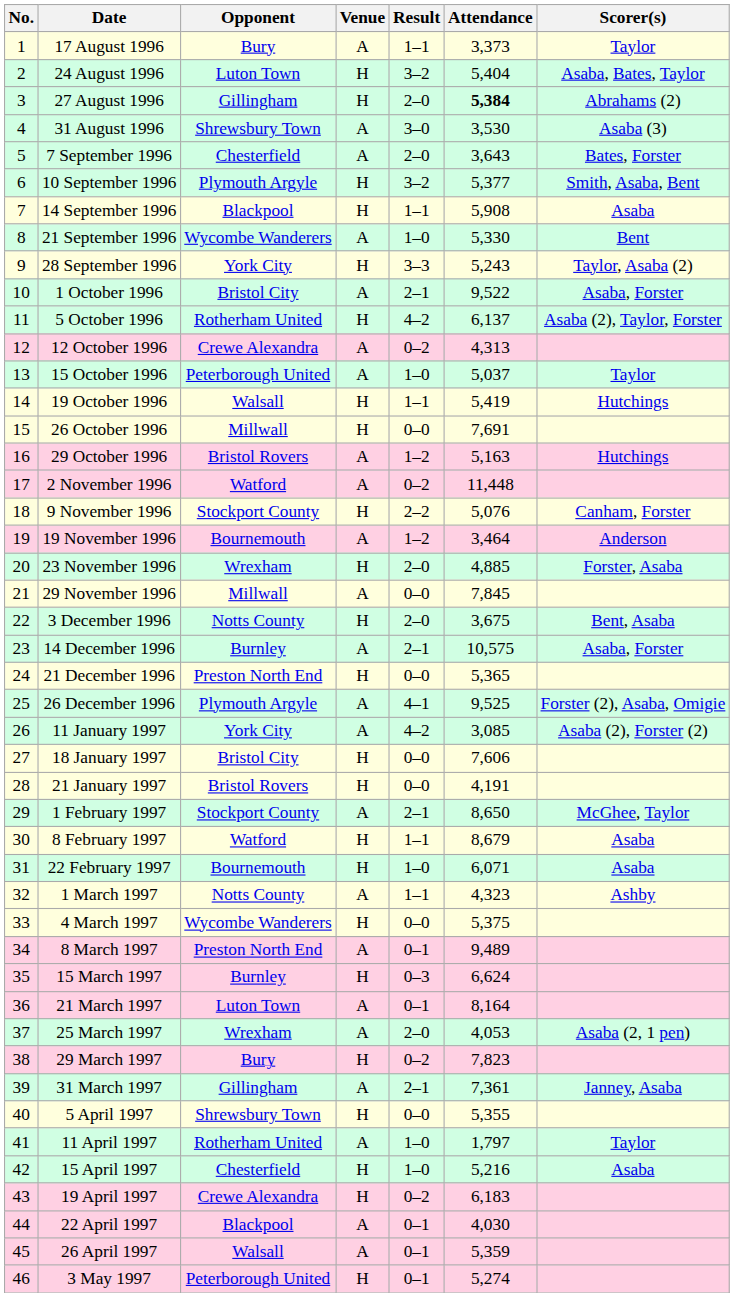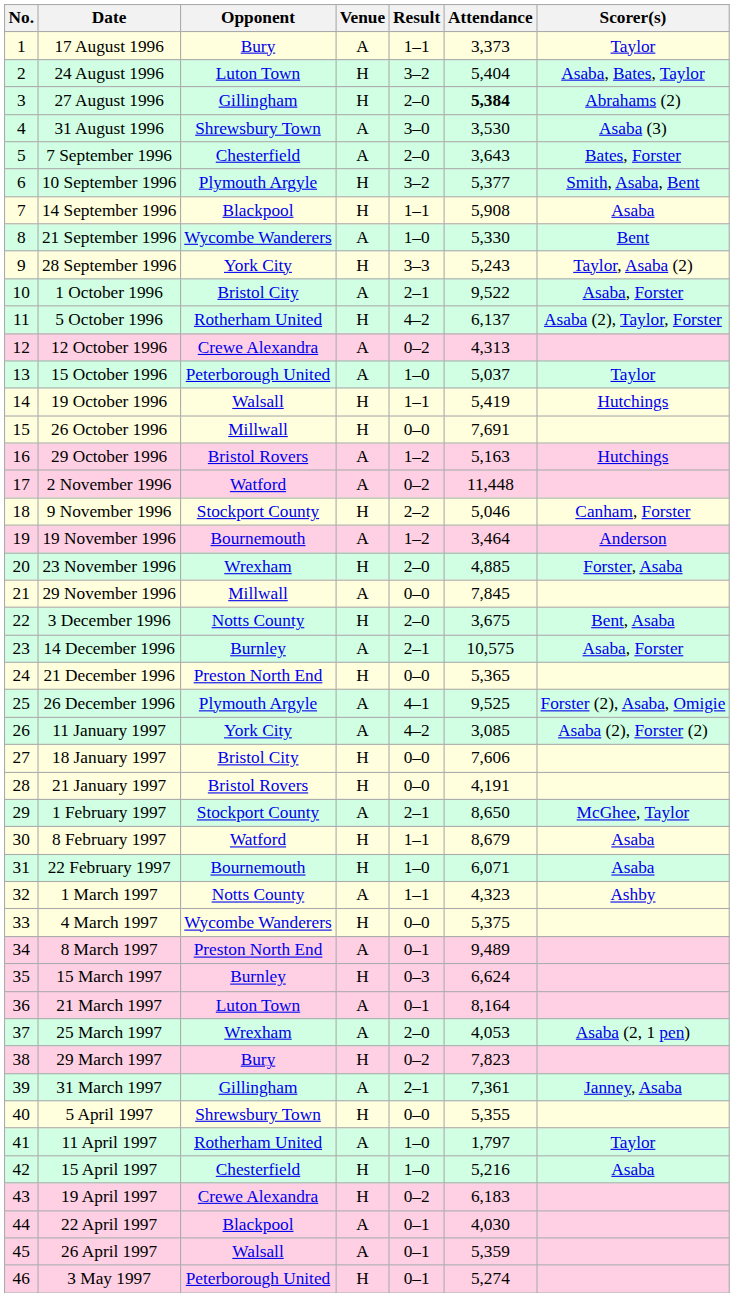(490, 511) 5,076 -> (490, 511) 5,046
